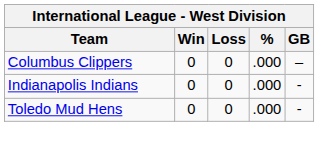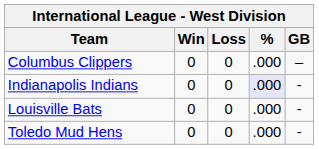(267, 86) no background -> (267, 86) lavender background
+ row: (55, 109)
